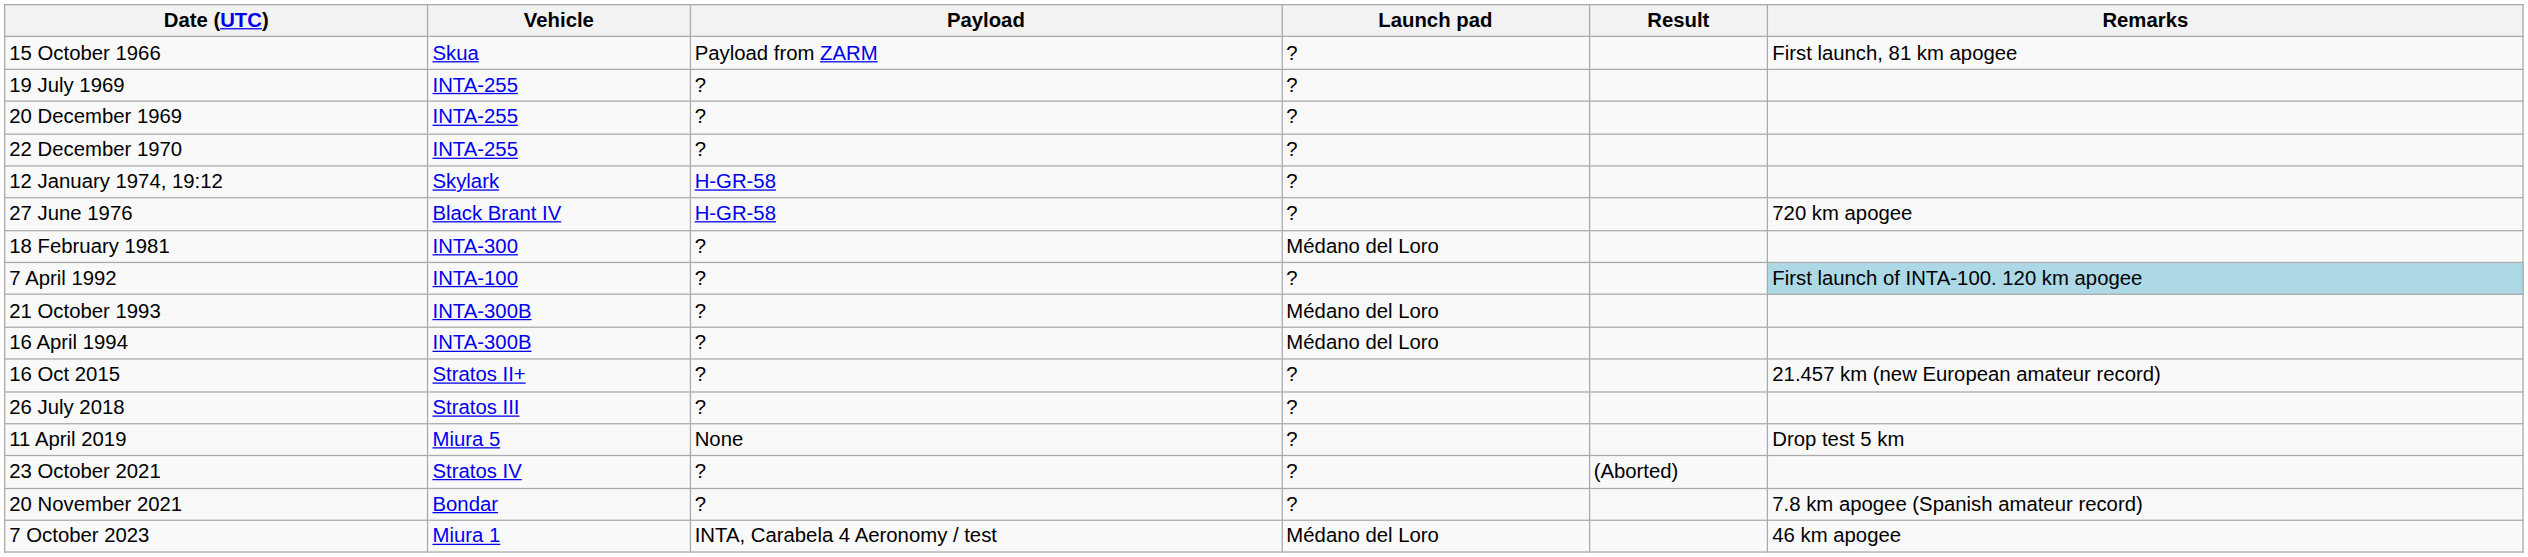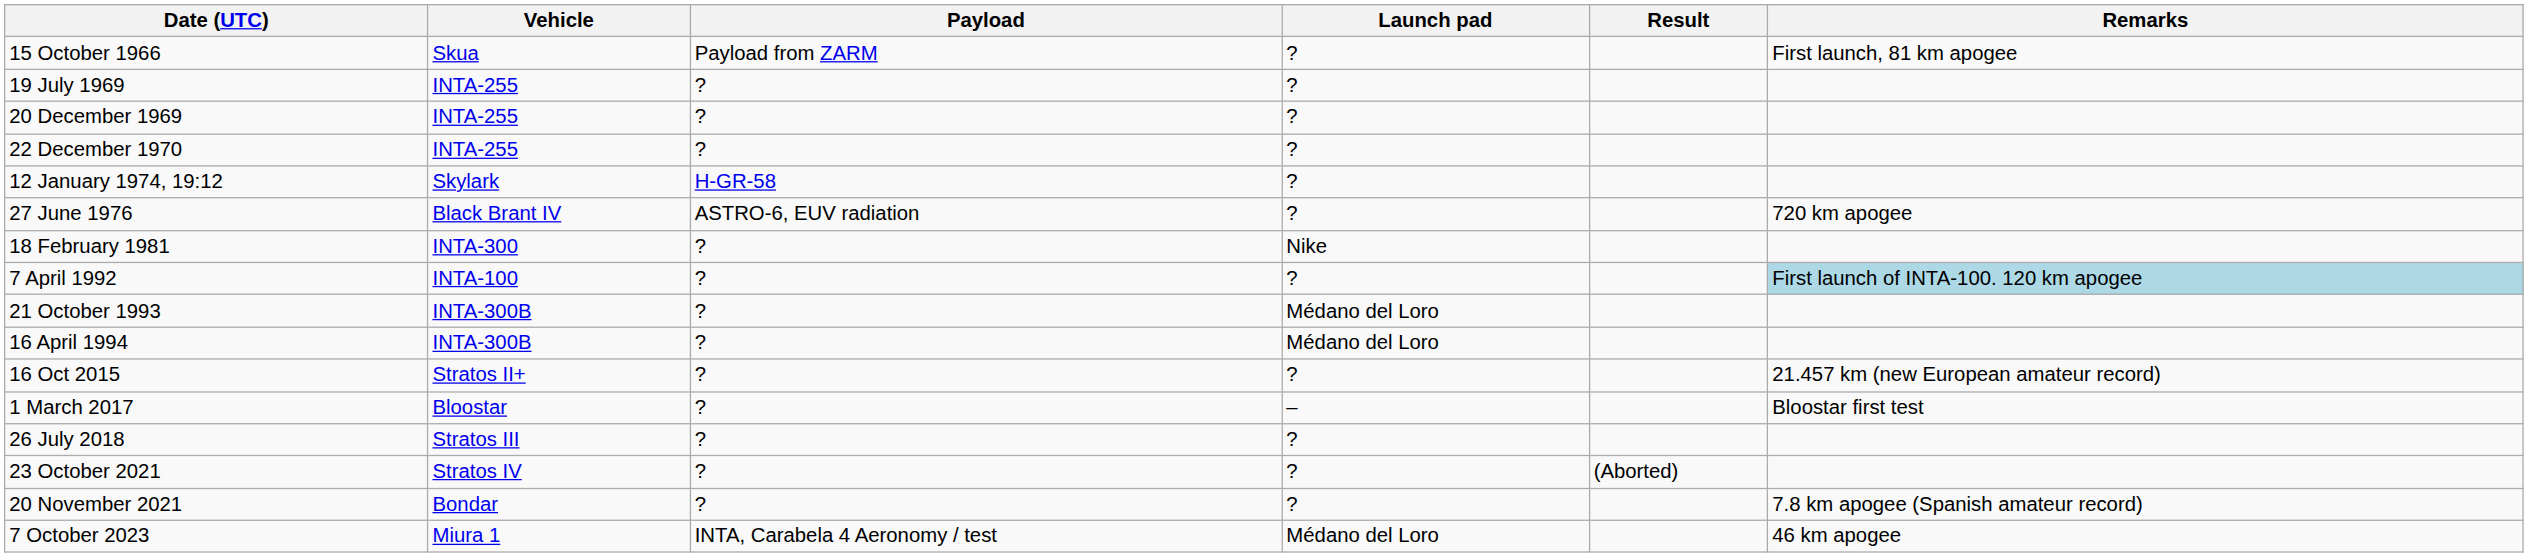(735, 213) H-GR-58 -> (807, 213) ASTRO-6, EUV radiation
(1363, 246) Médano del Loro -> (1307, 246) Nike
+ row: (71, 407)
- row: (68, 439)
